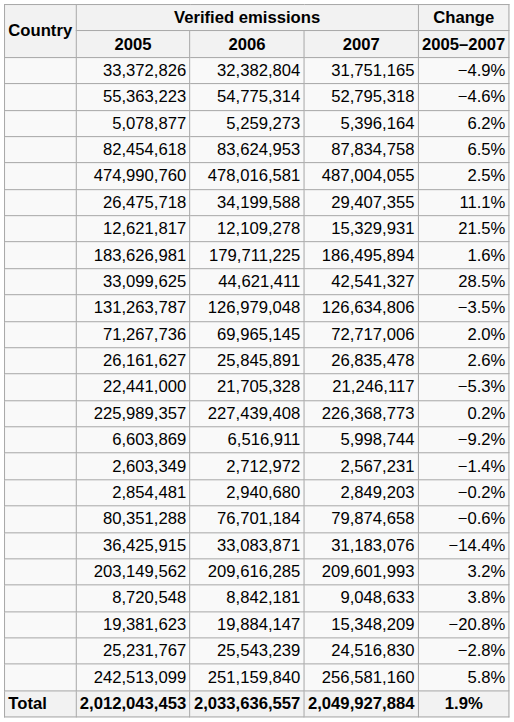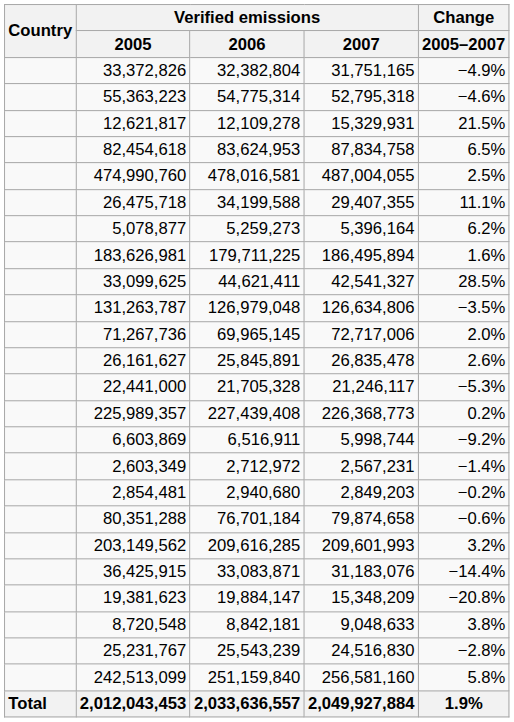rows swapped: (149, 123) <-> (145, 228)
rows swapped: (140, 571) <-> (145, 545)
rows swapped: (145, 624) <-> (149, 598)
